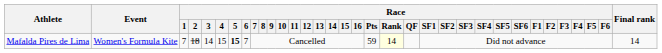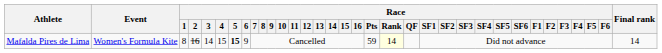(184, 41) 7 -> (184, 41) 8
(195, 41) 18 -> (195, 41) 16
(246, 41) 7 -> (246, 41) 9
